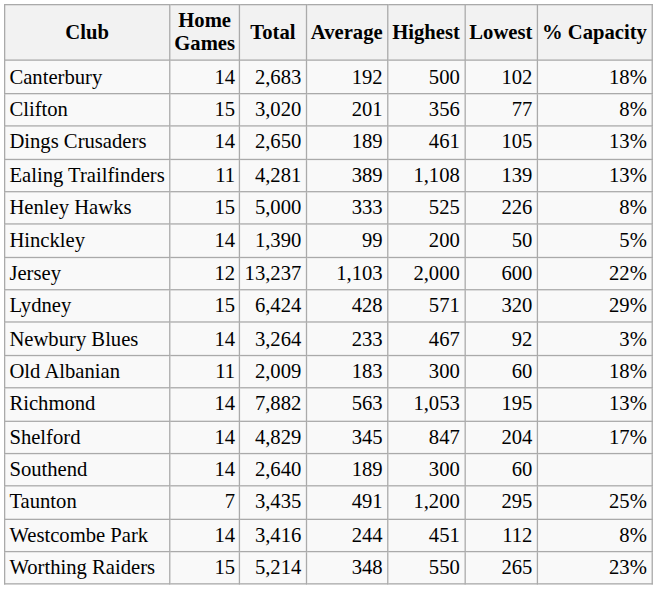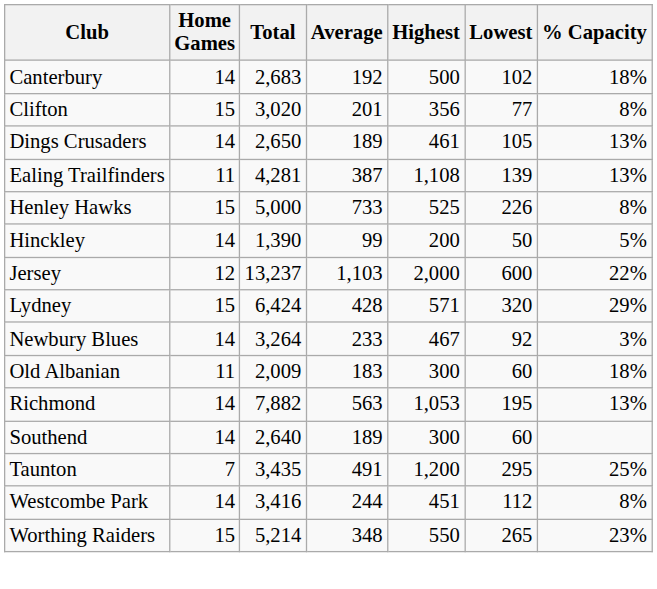(367, 175) 389 -> (367, 175) 387
(367, 207) 333 -> (367, 207) 733
- row: (45, 436)
